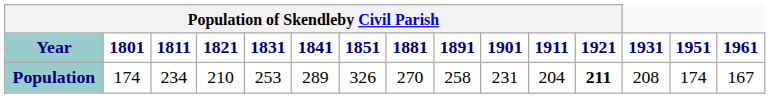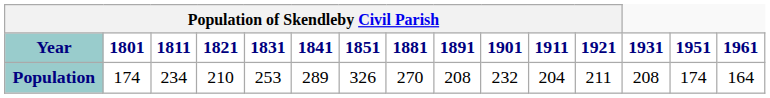(457, 77) 258 -> (457, 77) 208
(505, 77) 231 -> (505, 77) 232
(599, 77) bold -> (599, 77) normal
(741, 77) 167 -> (741, 77) 164
